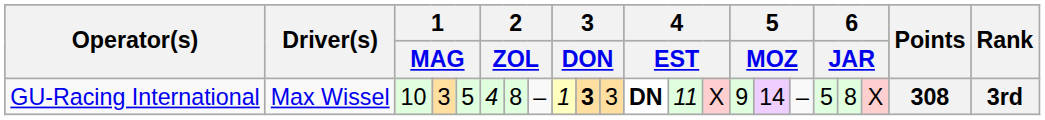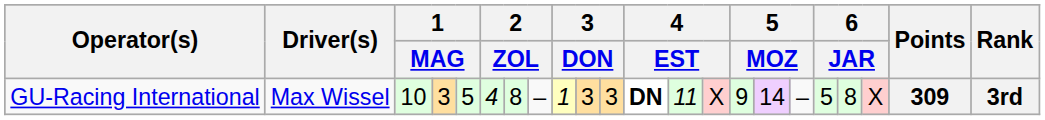(588, 96) bold -> (588, 96) normal
(930, 96) 308 -> (930, 96) 309
